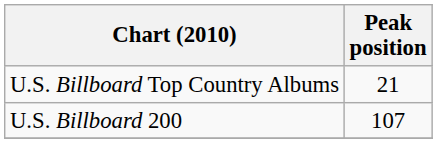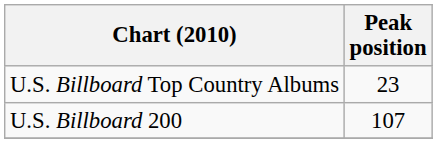(388, 84) 21 -> (388, 84) 23
